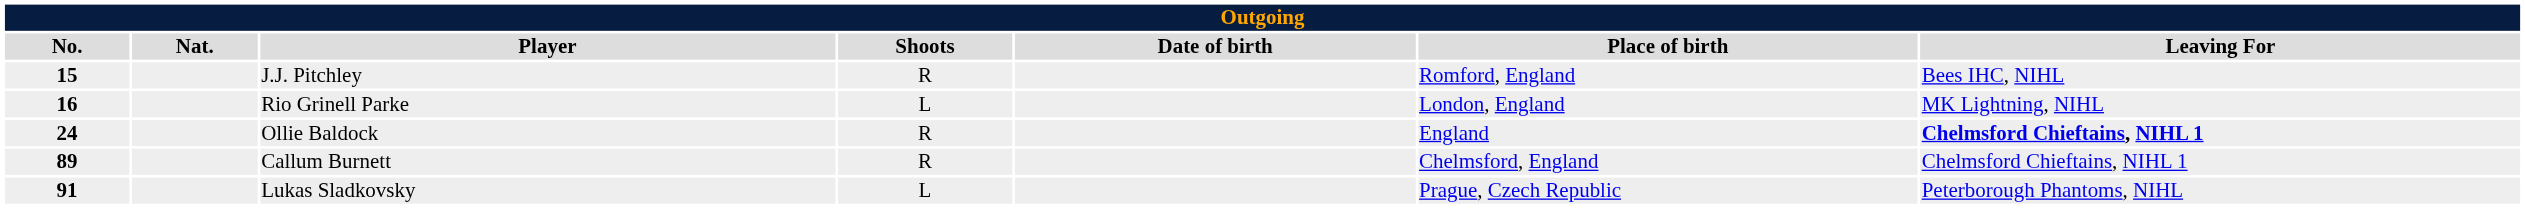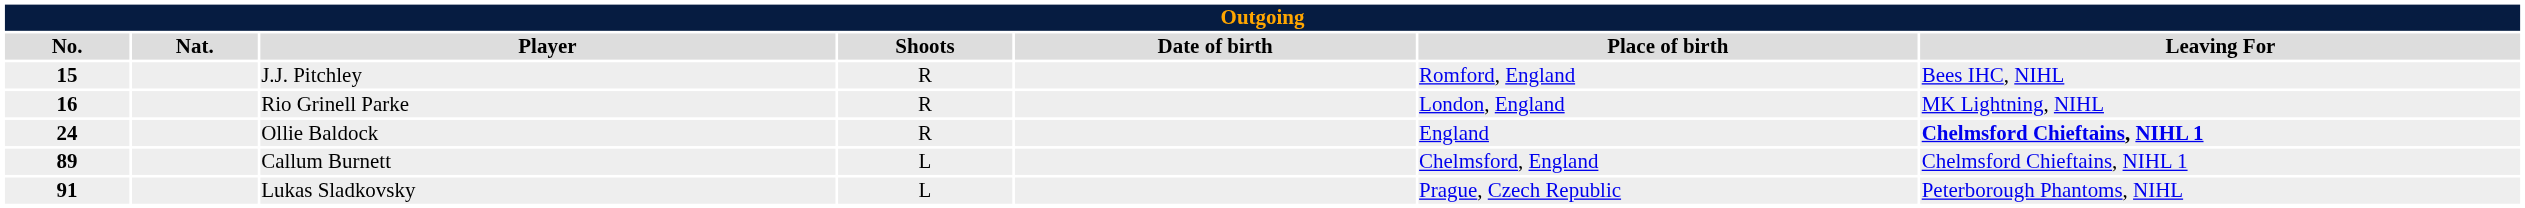(925, 104) L -> (925, 104) R
(925, 161) R -> (925, 161) L
